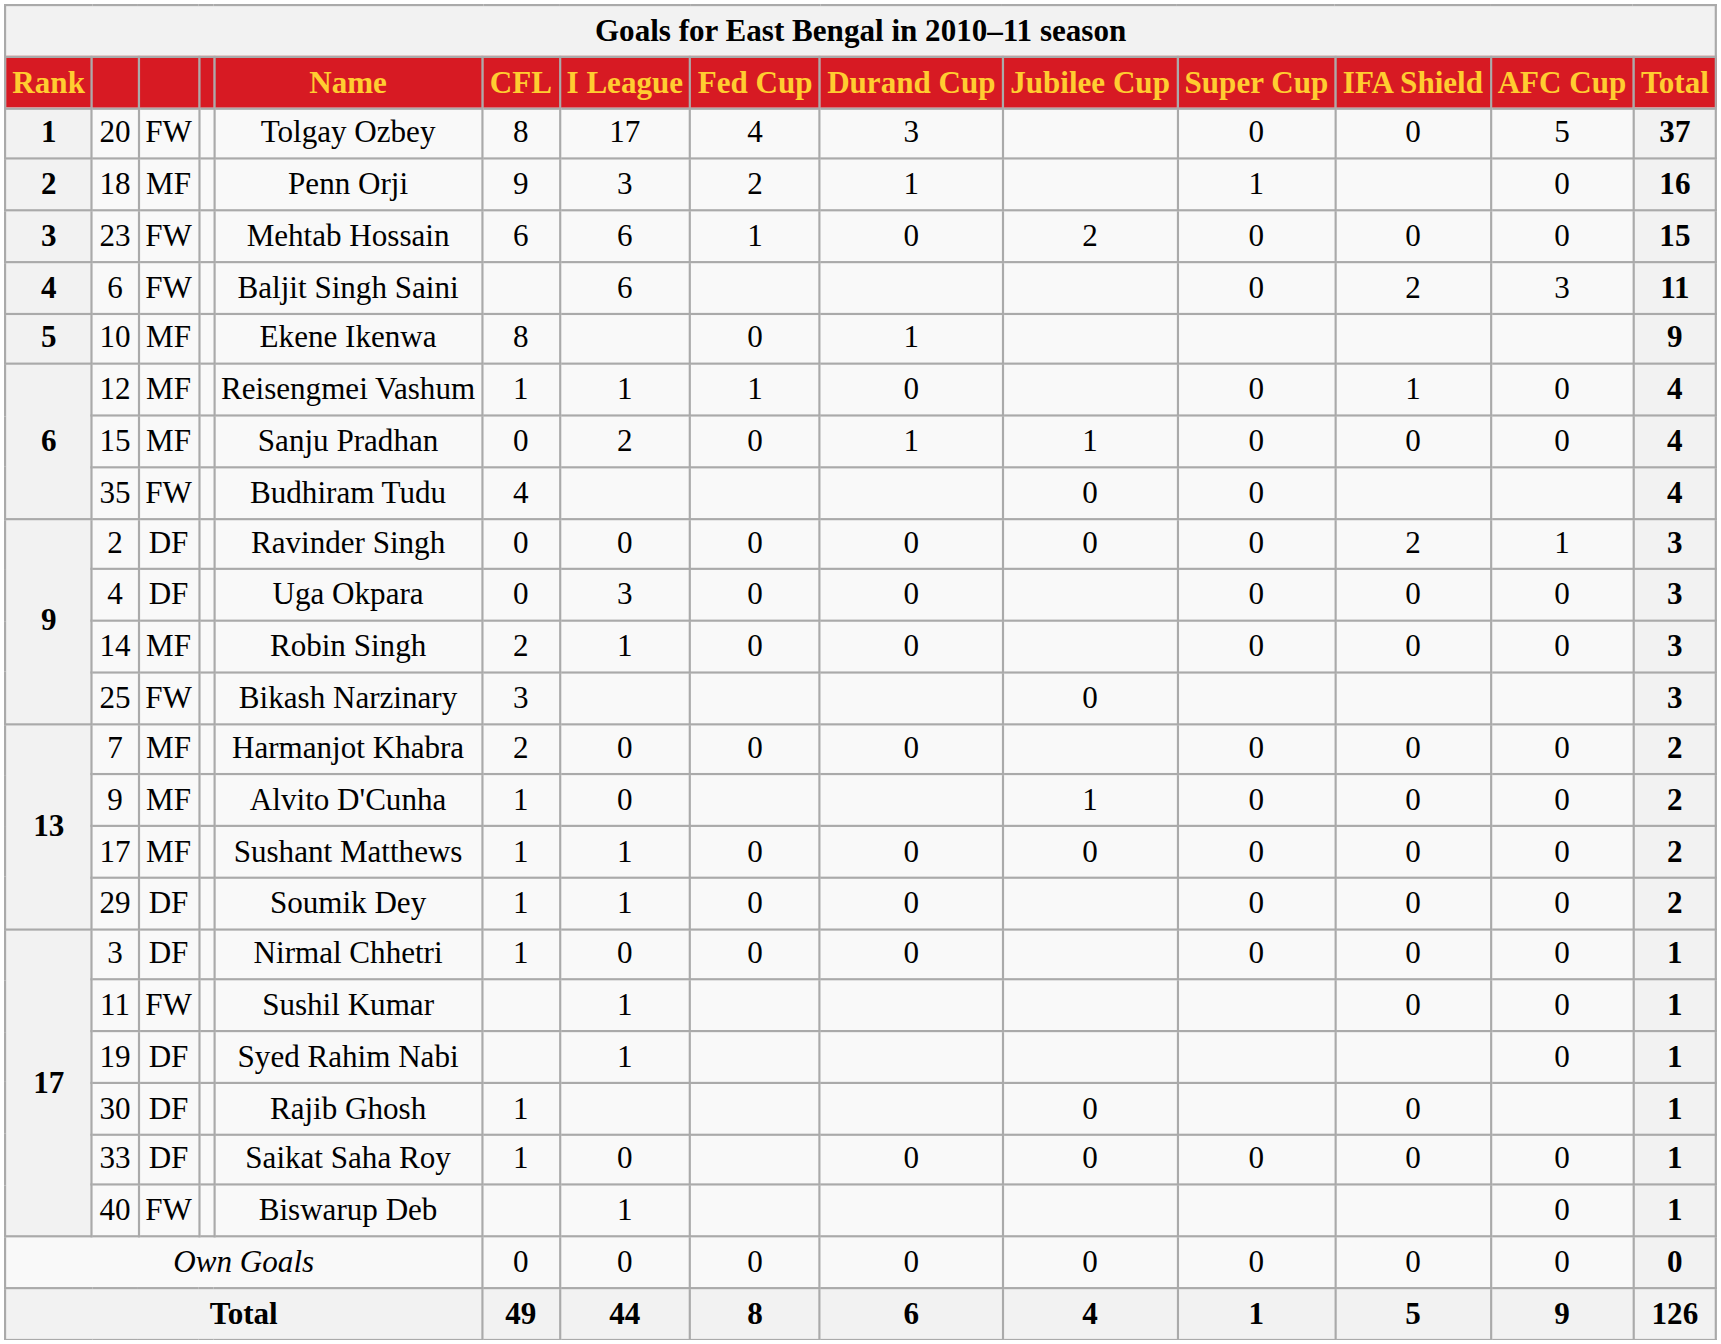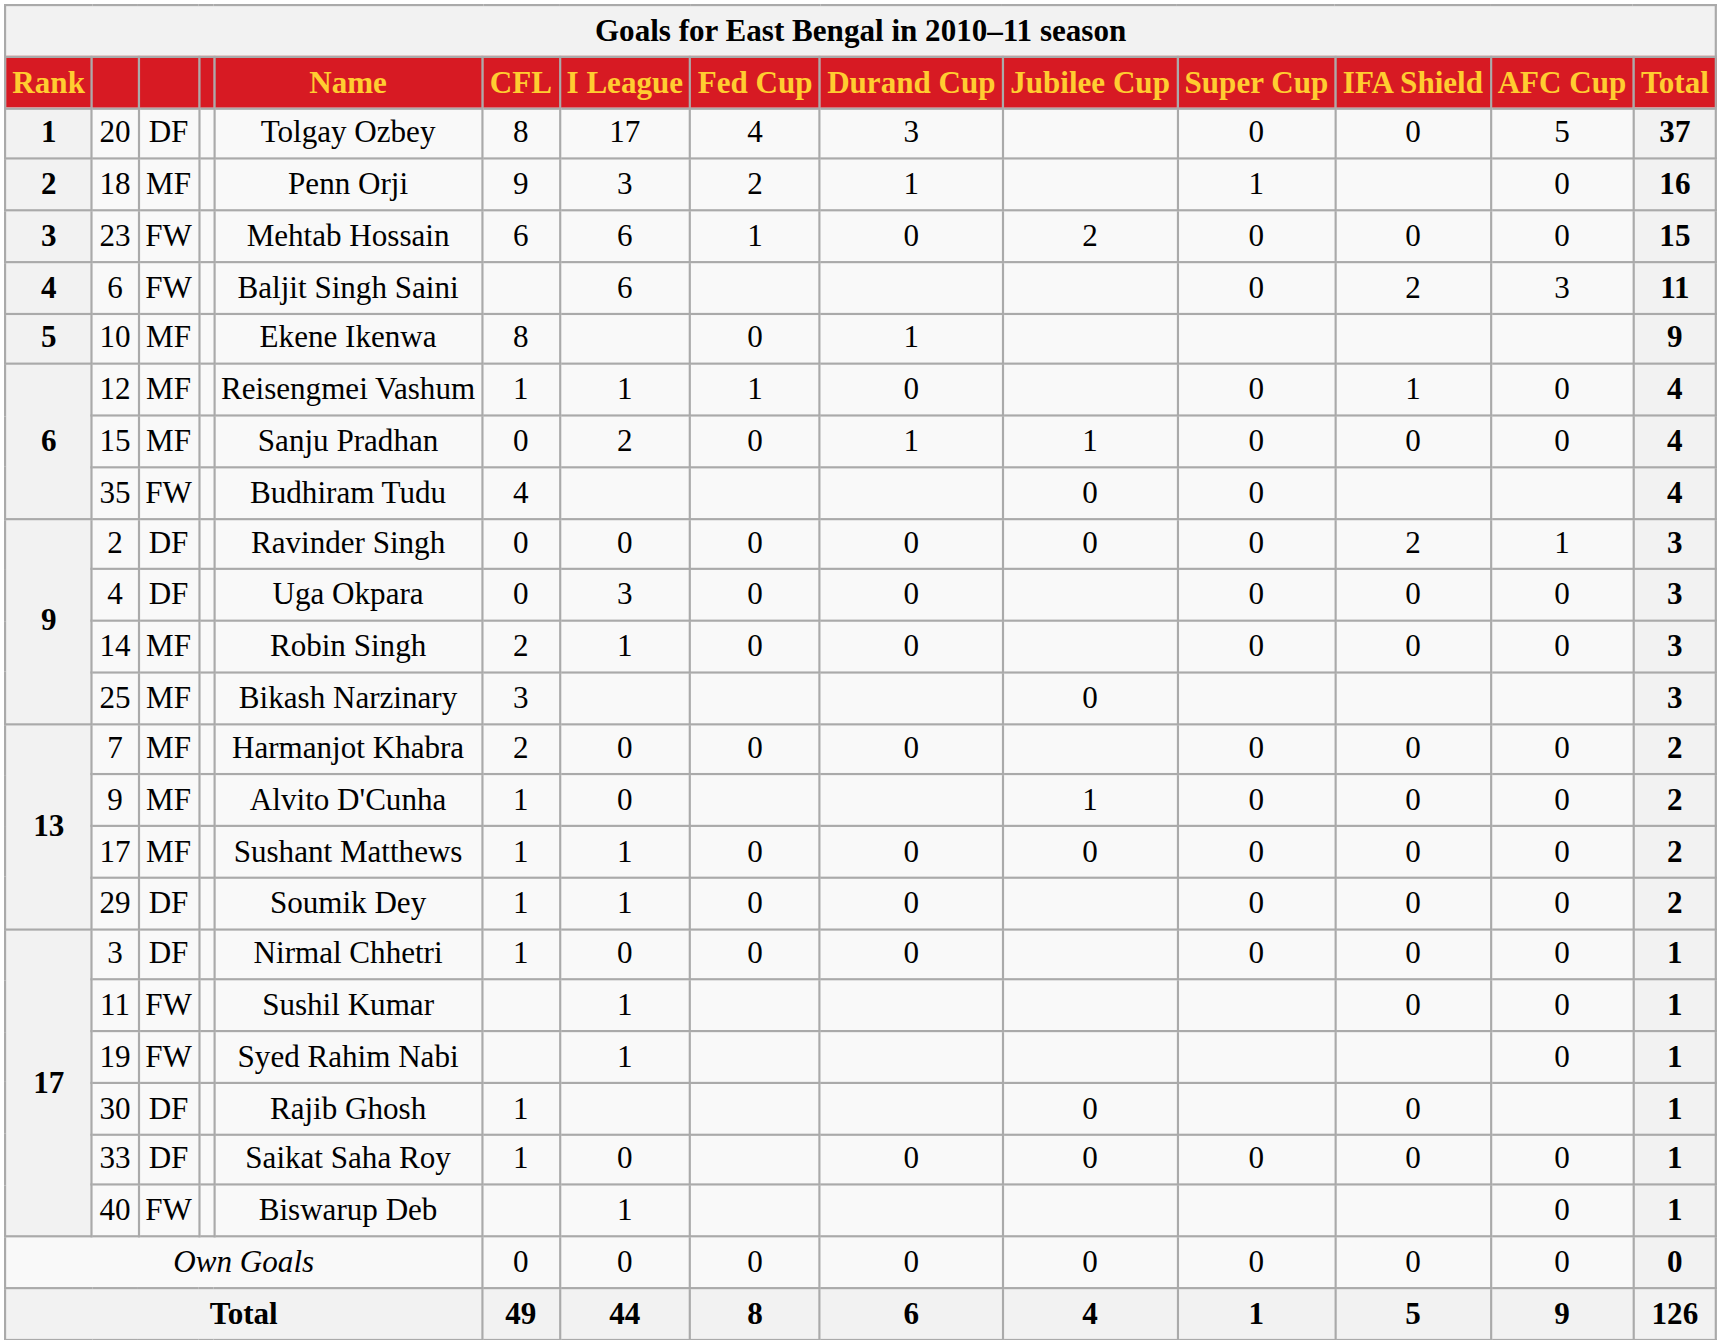(169, 133) FW -> (169, 133) DF
(169, 697) FW -> (169, 697) MF
(169, 1056) DF -> (169, 1056) FW
